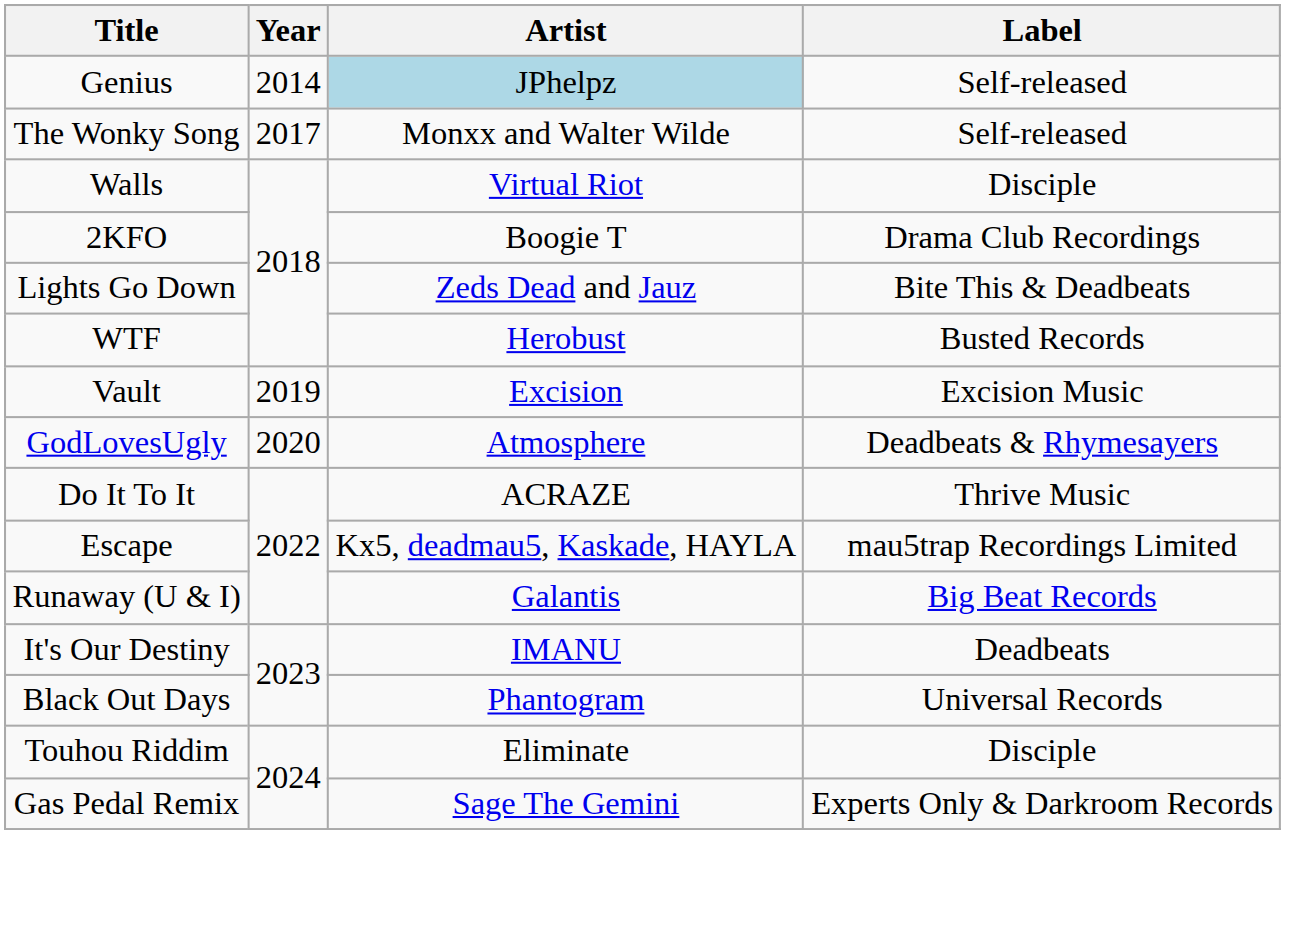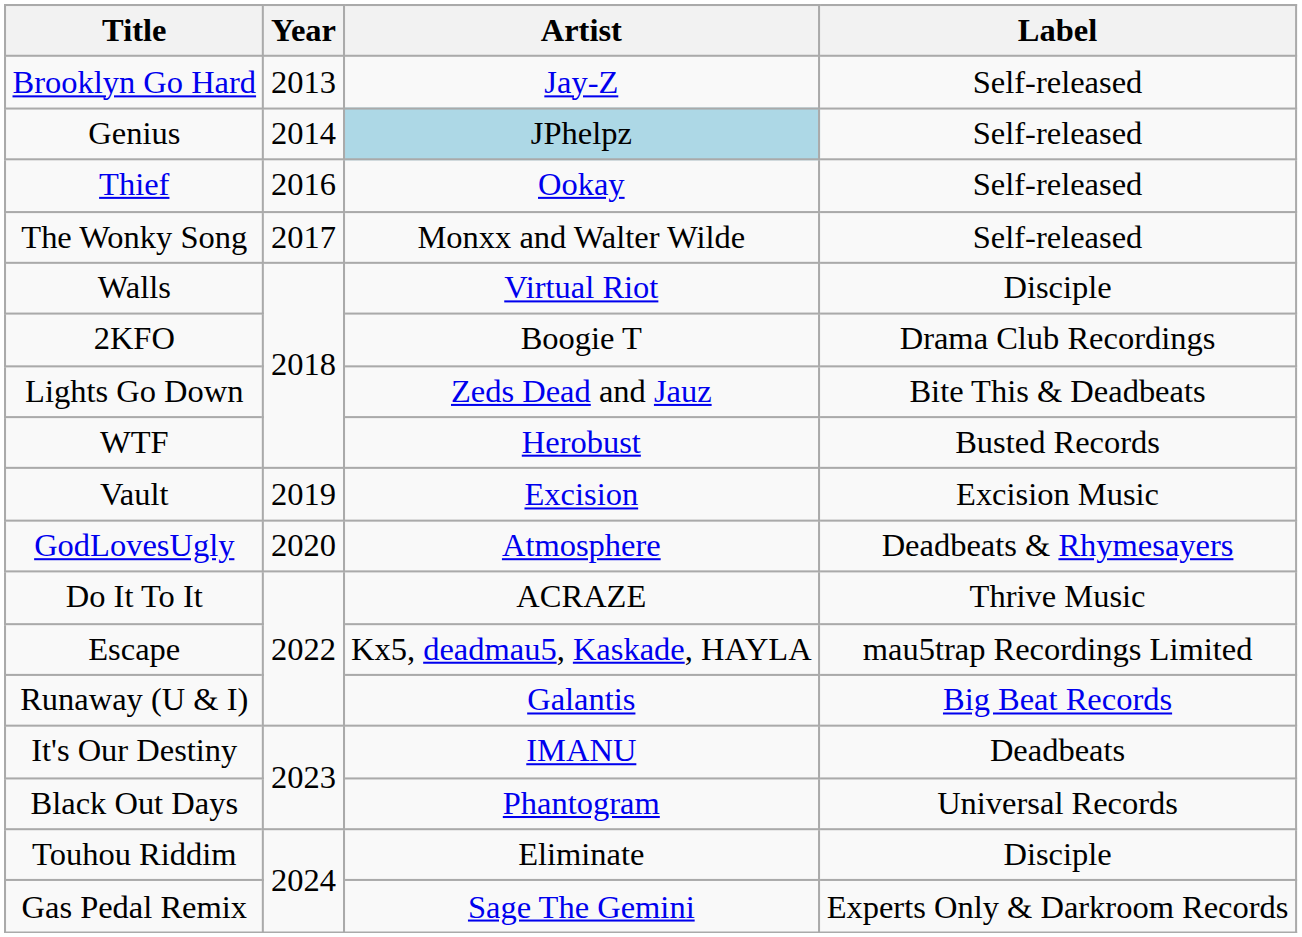+ row: (134, 81)
+ row: (134, 184)
